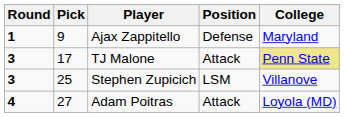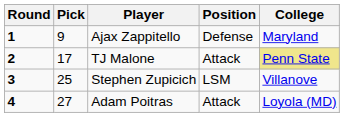(11, 58) 3 -> (11, 58) 2
